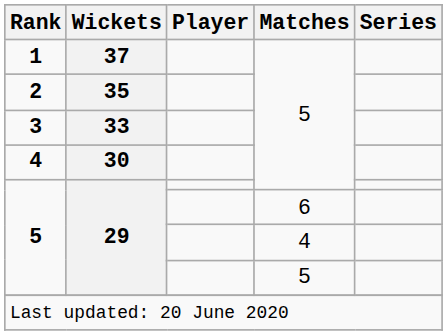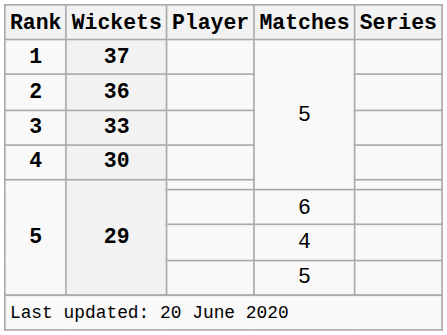(117, 92) 35 -> (117, 92) 36
